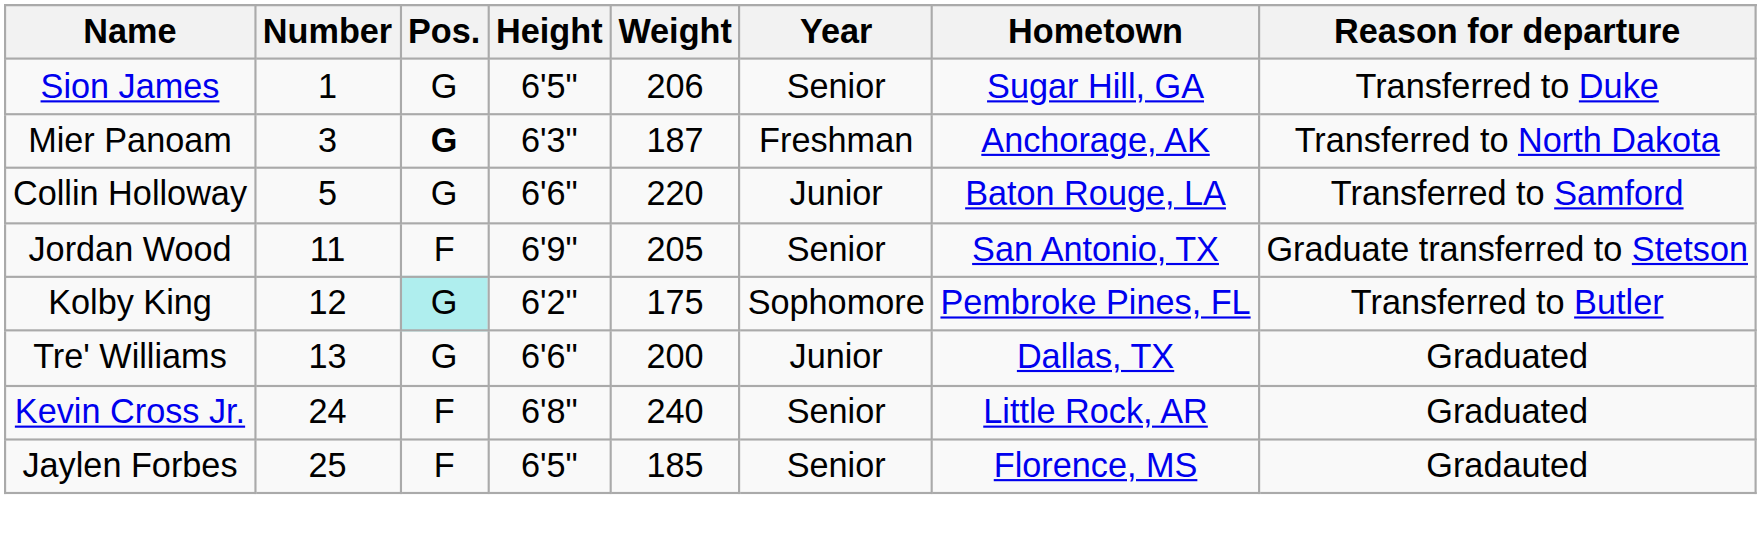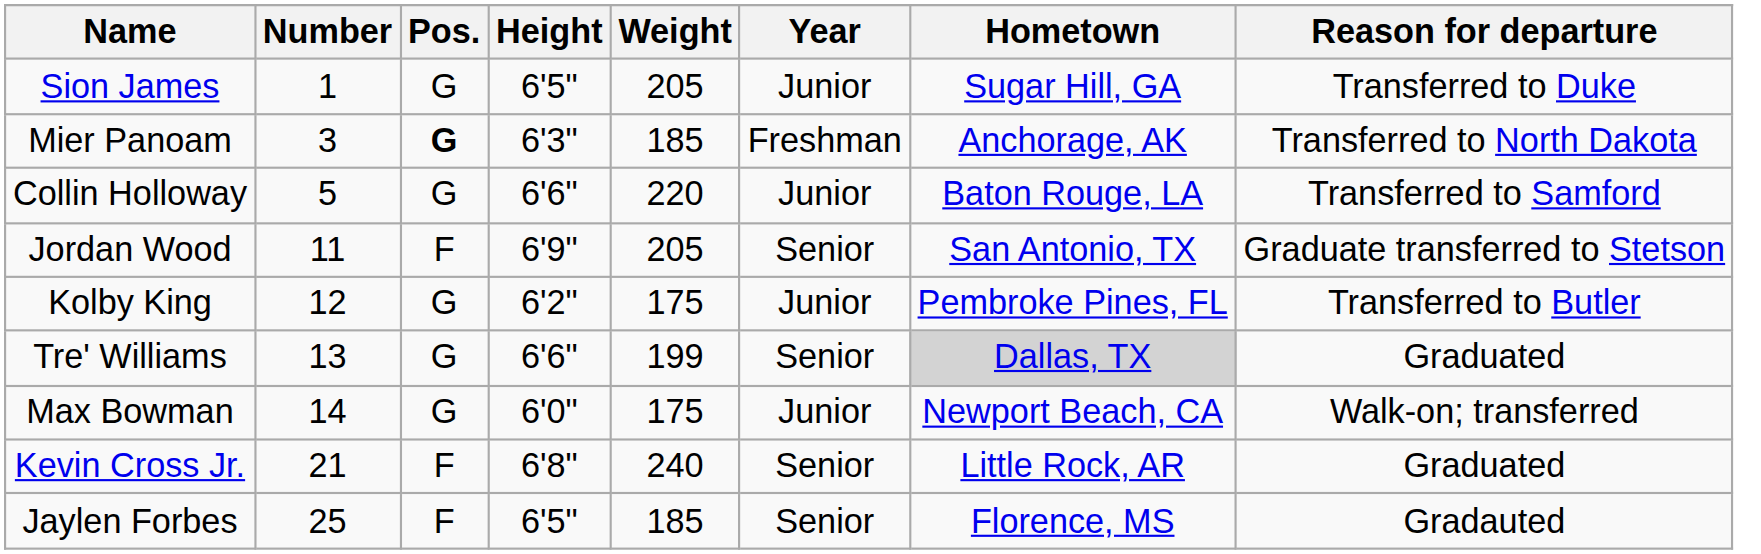(675, 85) 206 -> (675, 85) 205
(836, 85) Senior -> (825, 85) Junior
(675, 140) 187 -> (675, 140) 185
(444, 303) paleturquoise background -> (444, 303) no background
(836, 303) Sophomore -> (825, 303) Junior
(675, 357) 200 -> (675, 357) 199
(836, 357) Junior -> (825, 357) Senior
(1096, 357) no background -> (1073, 357) lightgrey background
+ row: (130, 411)
(327, 411) 24 -> (327, 466) 21
